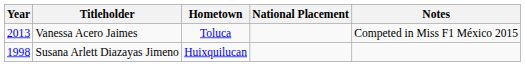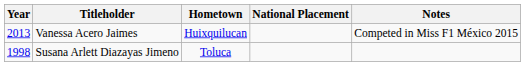(216, 33) Toluca -> (216, 33) Huixquilucan
(216, 52) Huixquilucan -> (216, 52) Toluca
